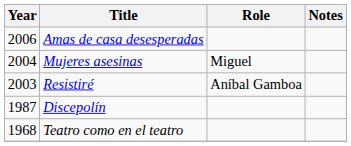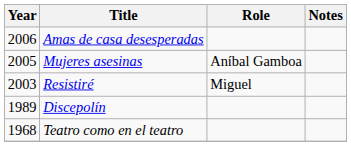(22, 61) 2004 -> (22, 61) 2005
(231, 61) Miguel -> (256, 61) Aníbal Gamboa
(256, 84) Aníbal Gamboa -> (231, 84) Miguel
(22, 107) 1987 -> (22, 107) 1989
